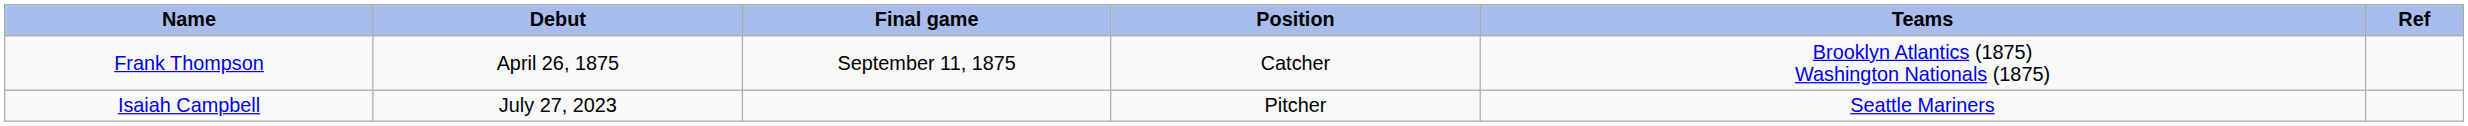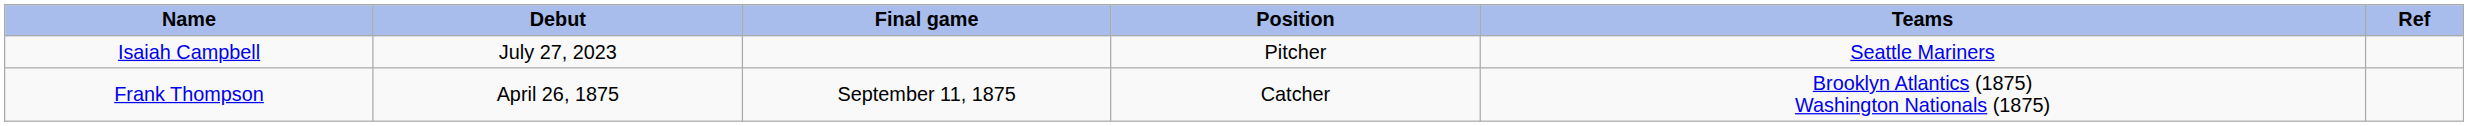rows swapped: (189, 62) <-> (189, 105)
